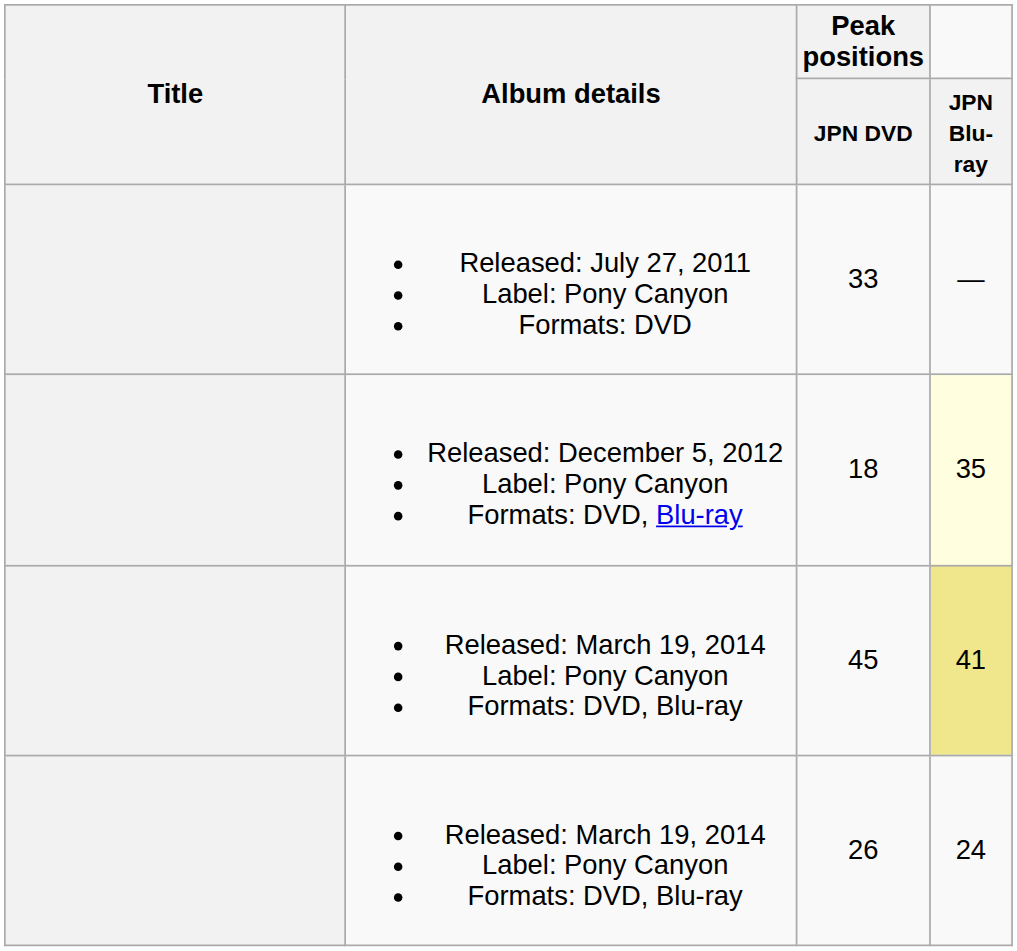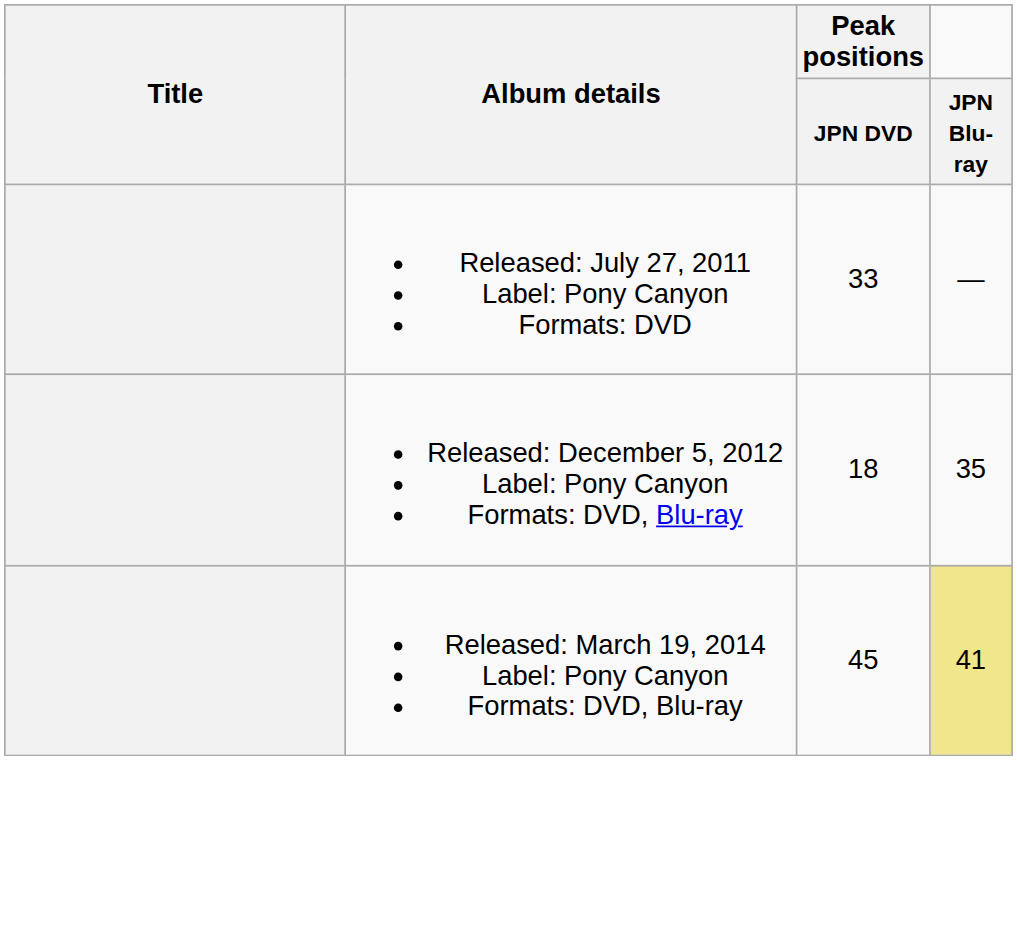(971, 469) lightyellow background -> (971, 469) no background
- row: (863, 850)
